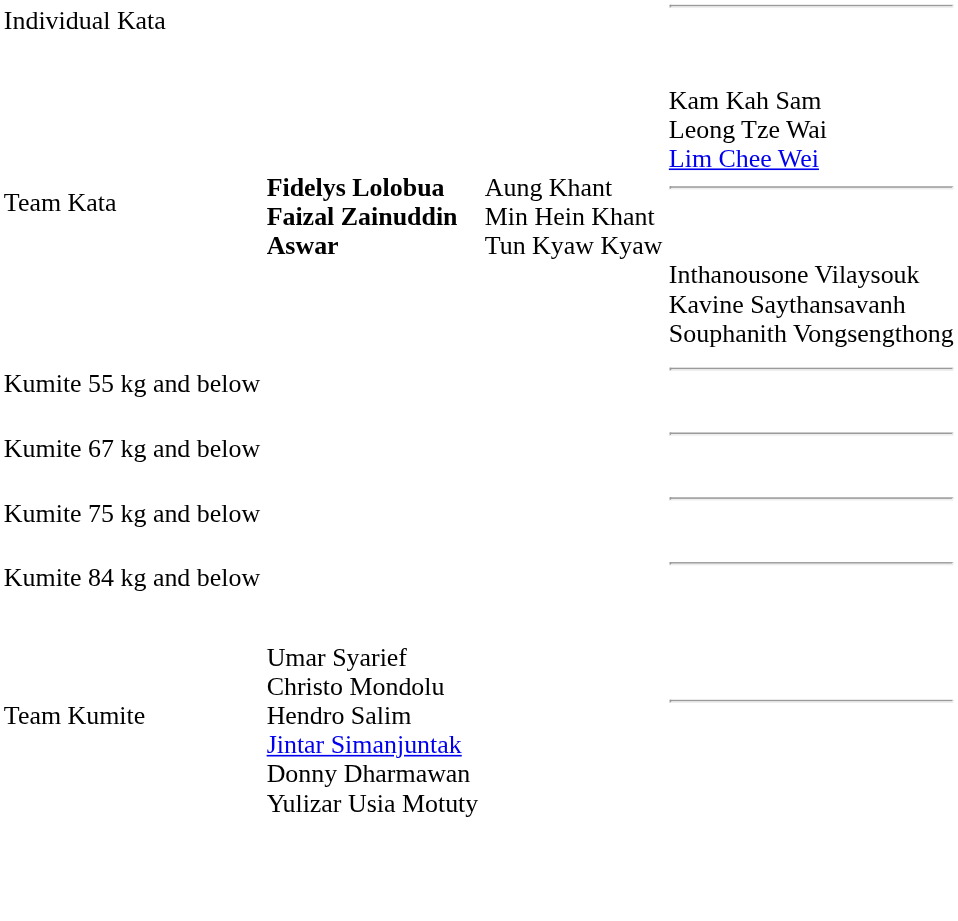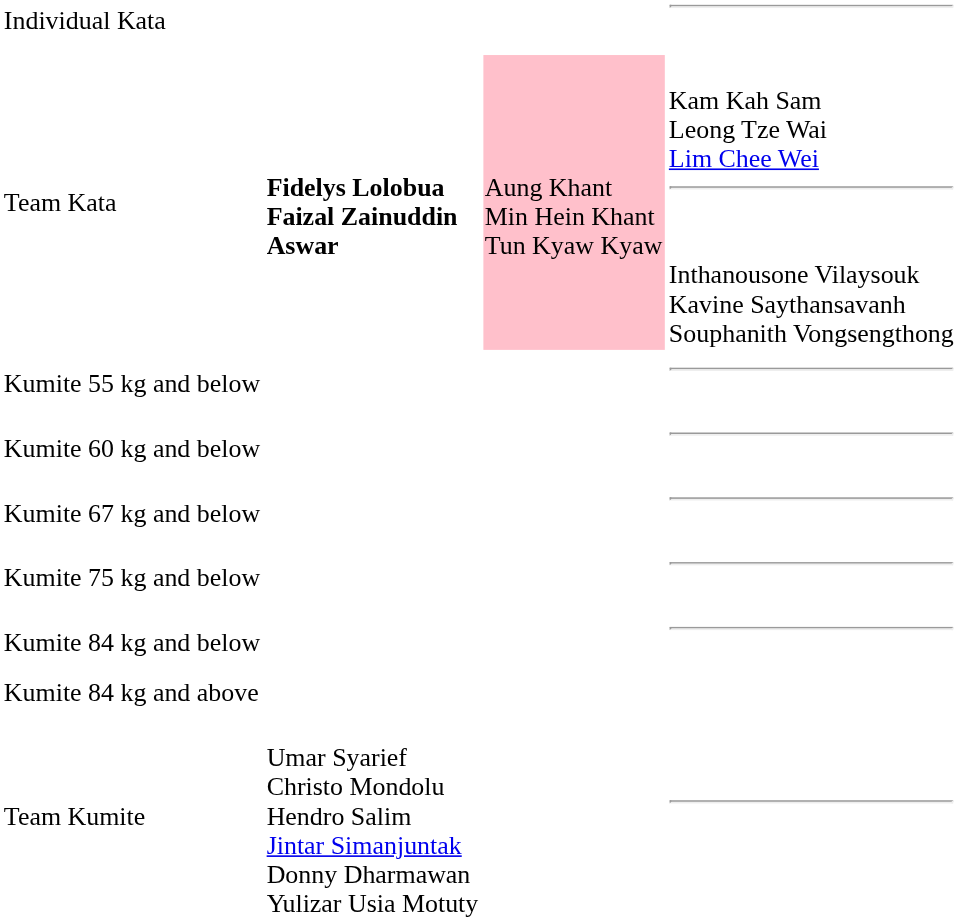(574, 216) no background -> (574, 216) pink background
+ row: (132, 448)
+ row: (131, 693)
